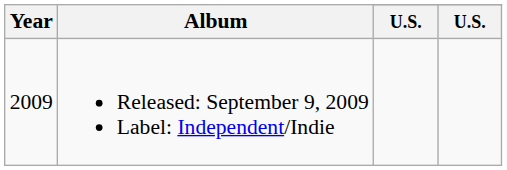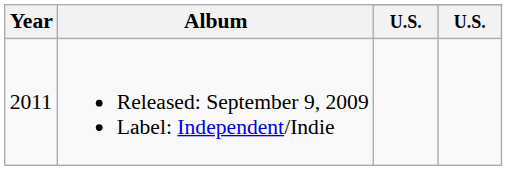(31, 101) 2009 -> (31, 101) 2011
